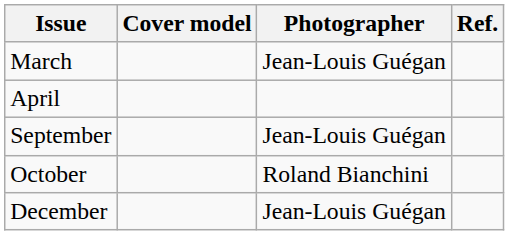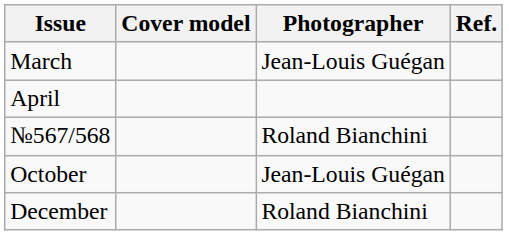+ row: (60, 135)
- row: (61, 135)
(346, 173) Roland Bianchini -> (353, 173) Jean-Louis Guégan
(354, 211) Jean-Louis Guégan -> (345, 211) Roland Bianchini
